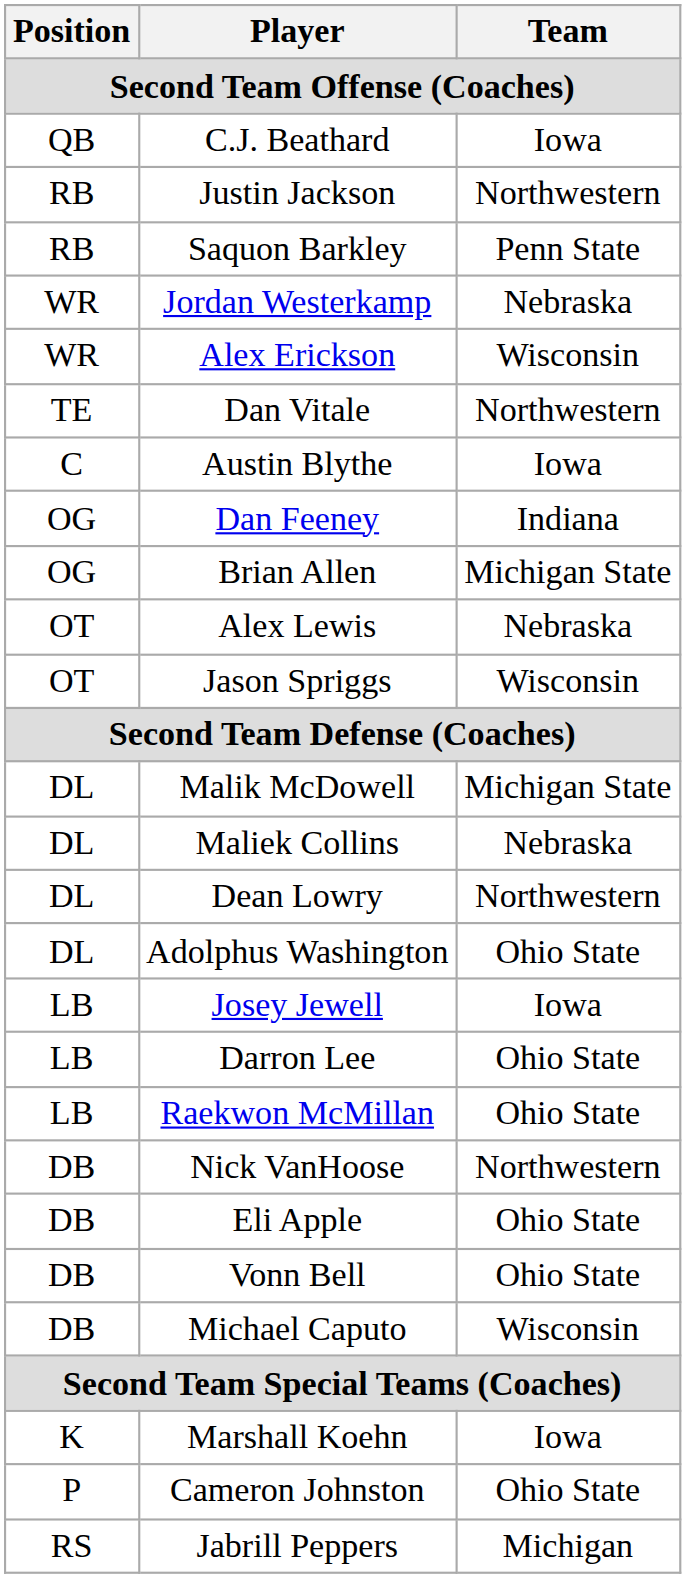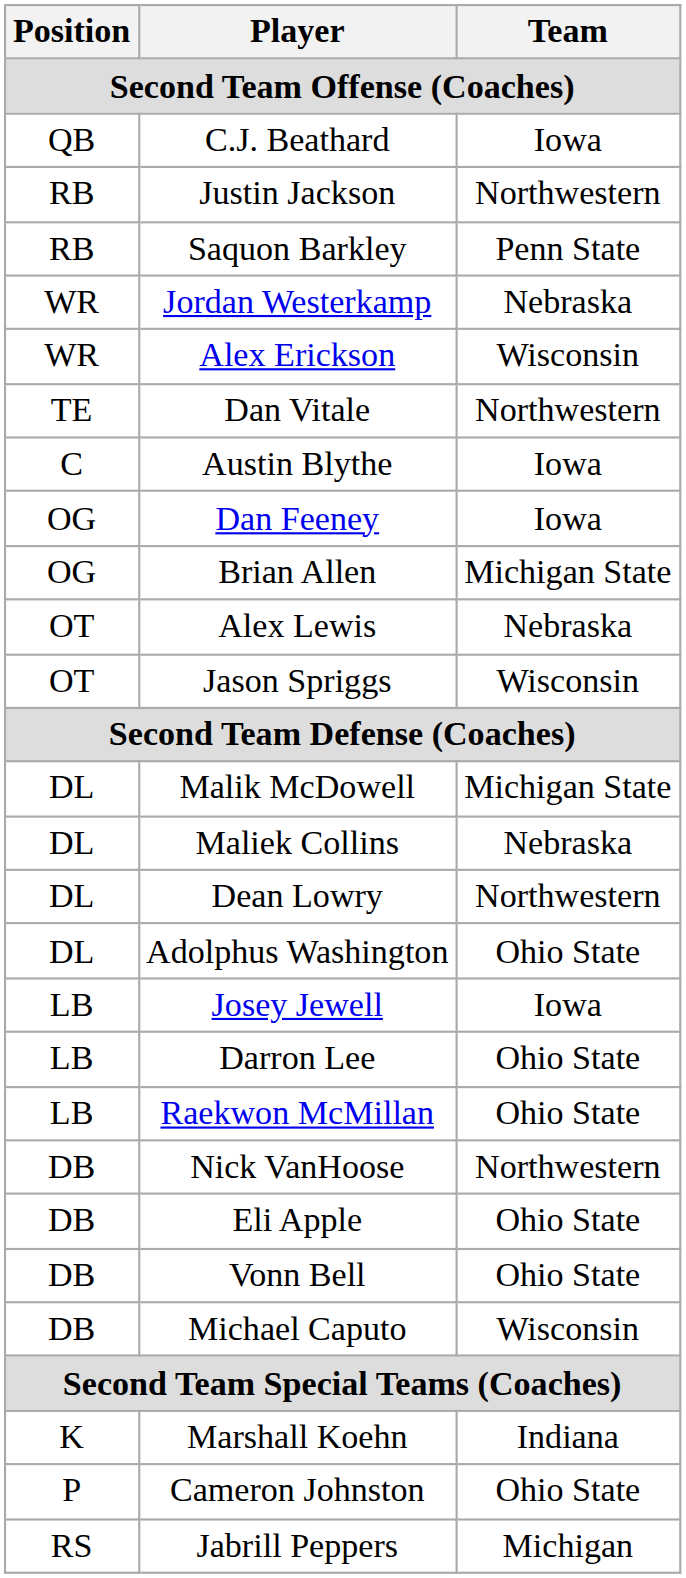(568, 517) Indiana -> (568, 517) Iowa
(568, 1436) Iowa -> (568, 1436) Indiana
